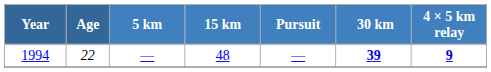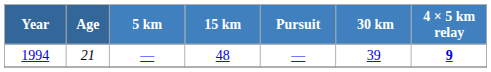(88, 55) 22 -> (88, 55) 21
(374, 55) bold -> (374, 55) normal
